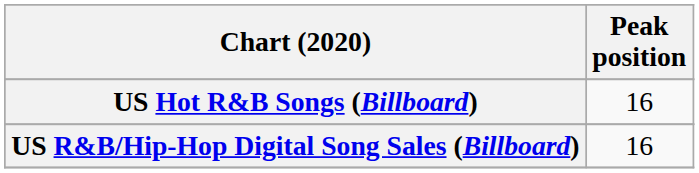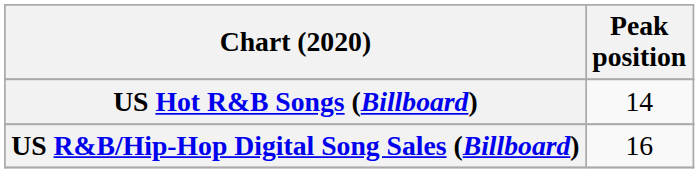(639, 101) 16 -> (639, 101) 14
